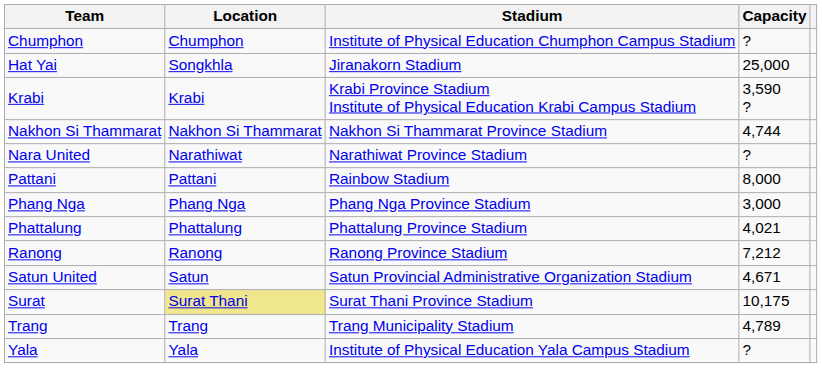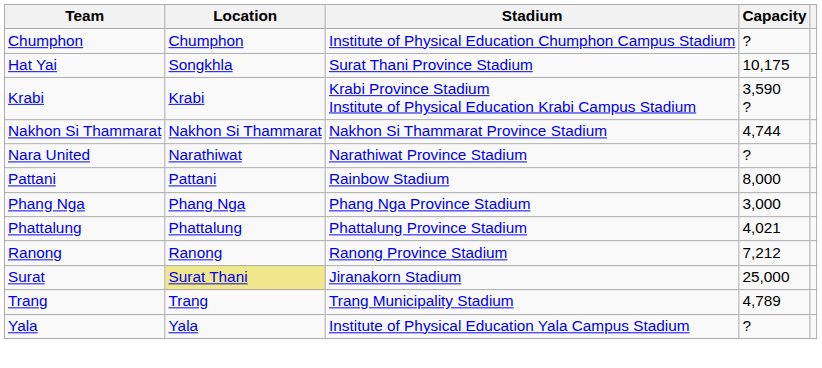(395, 65) Jiranakorn Stadium -> (431, 65) Surat Thani Province Stadium
(766, 65) 25,000 -> (766, 65) 10,175
- row: (52, 277)
(431, 301) Surat Thani Province Stadium -> (395, 277) Jiranakorn Stadium
(766, 301) 10,175 -> (766, 277) 25,000
